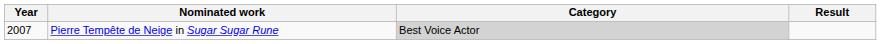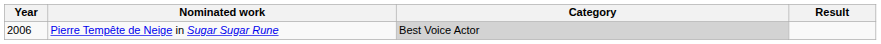(19, 30) 2007 -> (19, 30) 2006
